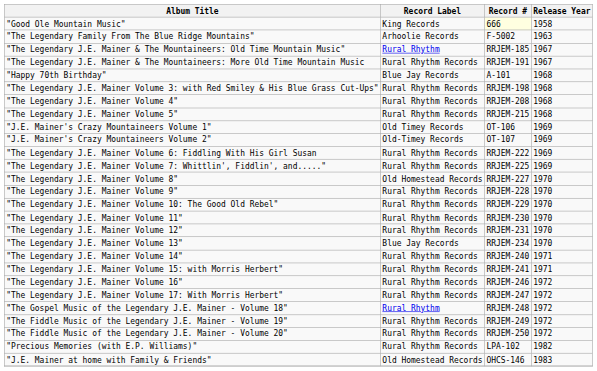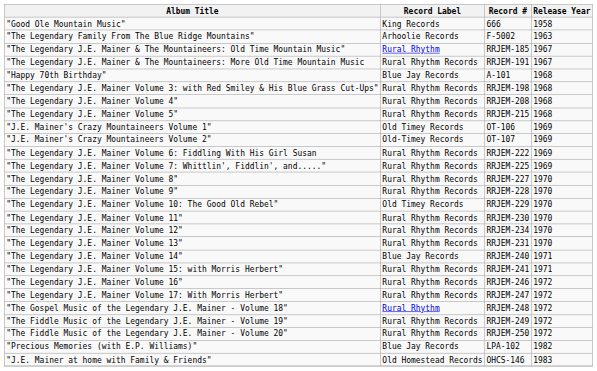(494, 24) lightyellow background -> (494, 24) no background
(432, 179) Old Homestead Records -> (430, 179) Rural Rhythm Records
(430, 205) Rural Rhythm Records -> (423, 205) Old Timey Records
(508, 230) RRJEM-231 -> (508, 230) RRJEM-234
(421, 243) Blue Jay Records -> (430, 243) Rural Rhythm Records
(508, 243) RRJEM-234 -> (508, 243) RRJEM-231
(430, 256) Rural Rhythm Records -> (421, 256) Blue Jay Records
(430, 347) Rural Rhythm Records -> (421, 347) Blue Jay Records
